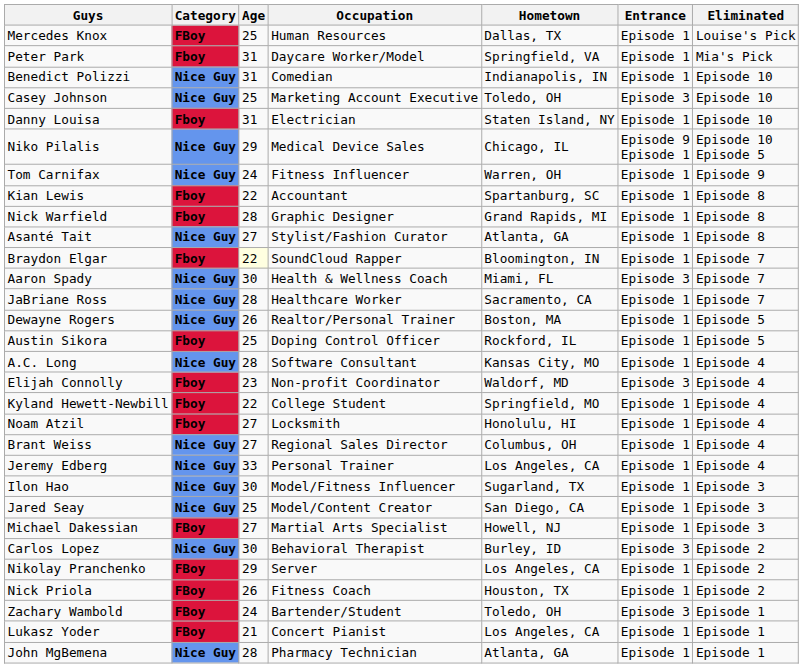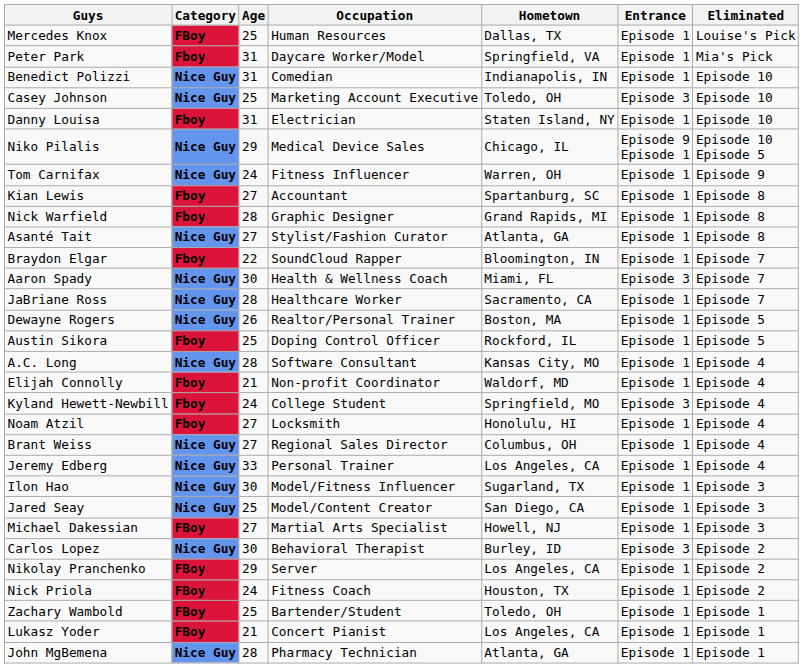(250, 196) 22 -> (250, 196) 27
(250, 258) lightyellow background -> (250, 258) no background
(250, 383) 23 -> (250, 383) 21
(655, 383) Episode 3 -> (655, 383) Episode 1
(250, 403) 22 -> (250, 403) 24
(655, 403) Episode 1 -> (655, 403) Episode 3
(250, 590) 26 -> (250, 590) 24
(250, 611) 24 -> (250, 611) 25
(655, 611) Episode 3 -> (655, 611) Episode 1
